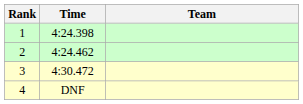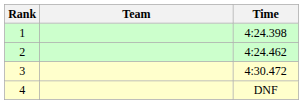columns swapped: (202, 14) <-> (73, 14)
